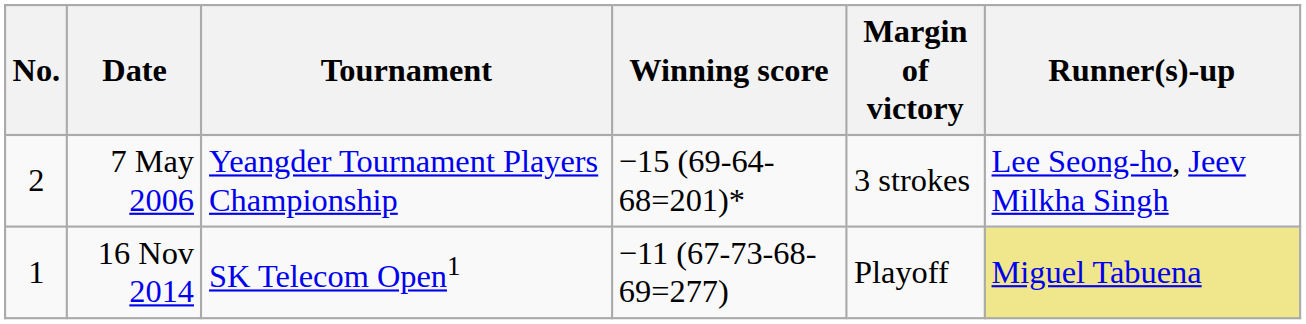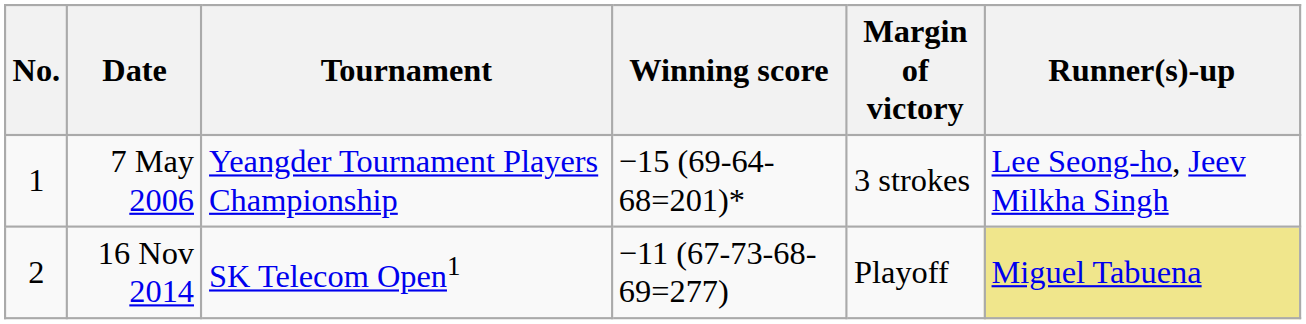(36, 180) 2 -> (36, 180) 1
(36, 272) 1 -> (36, 272) 2
